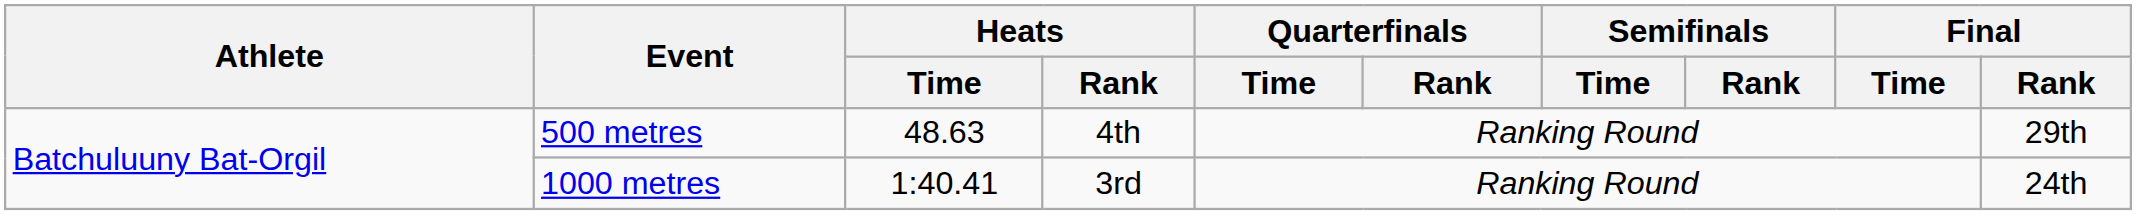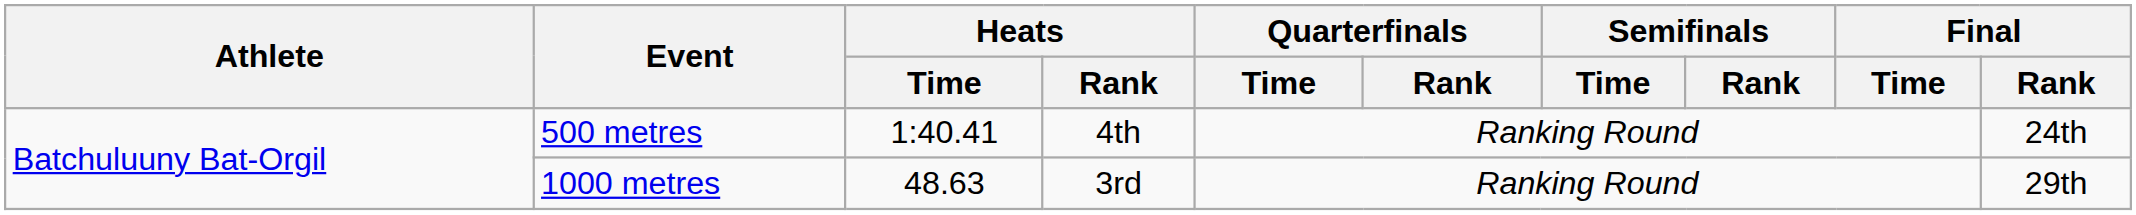(944, 133) 48.63 -> (944, 133) 1:40.41
(2056, 133) 29th -> (2056, 133) 24th
(944, 184) 1:40.41 -> (944, 184) 48.63
(2056, 184) 24th -> (2056, 184) 29th
